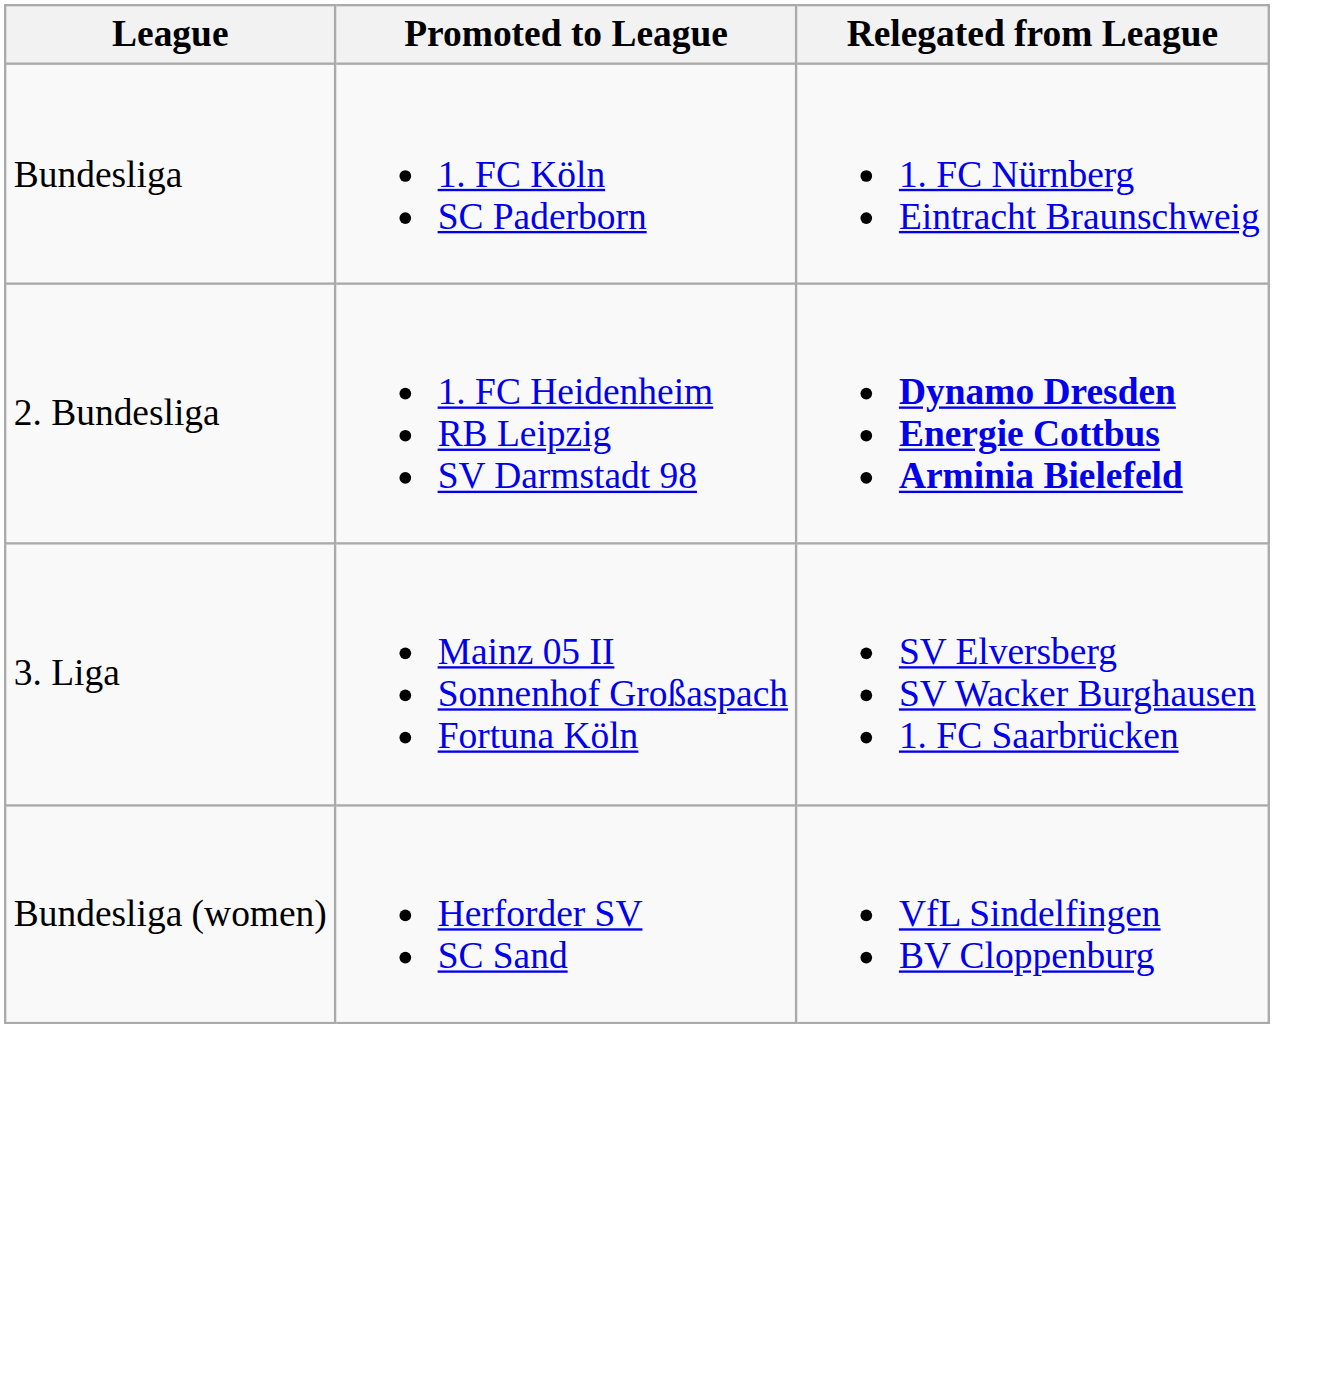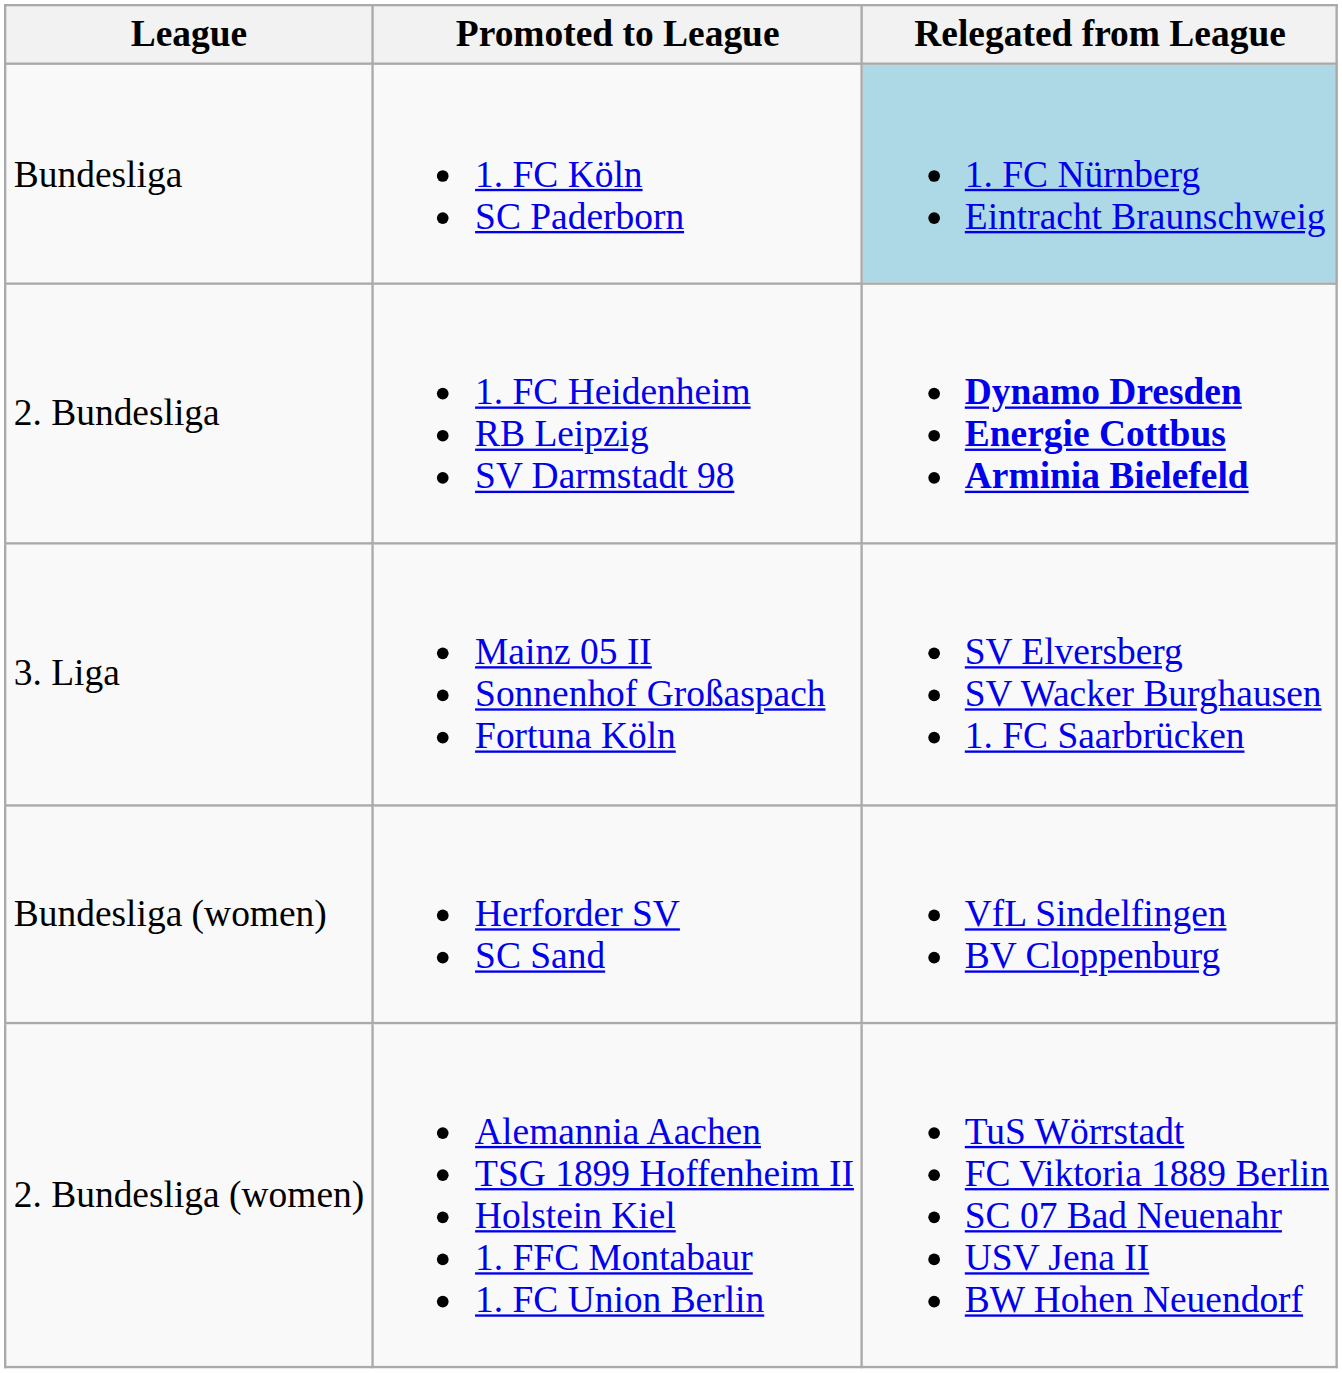(1032, 195) no background -> (1100, 195) lightblue background
+ row: (189, 1194)
